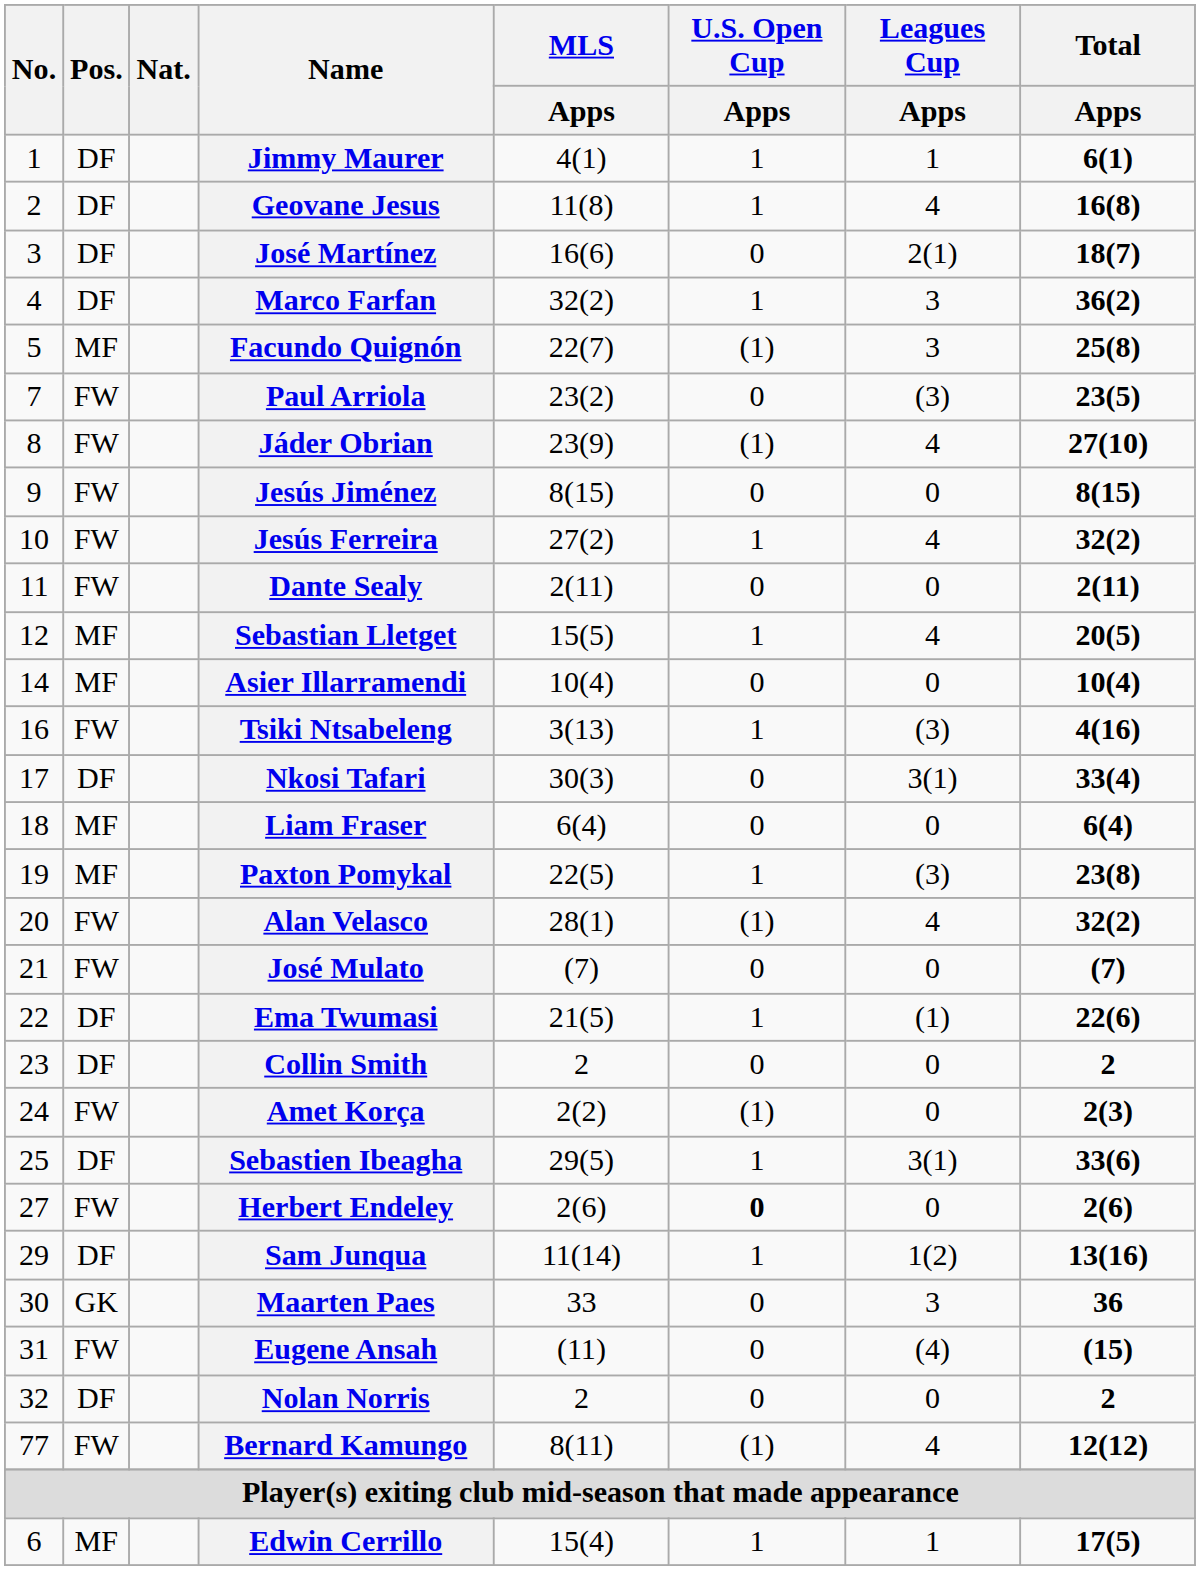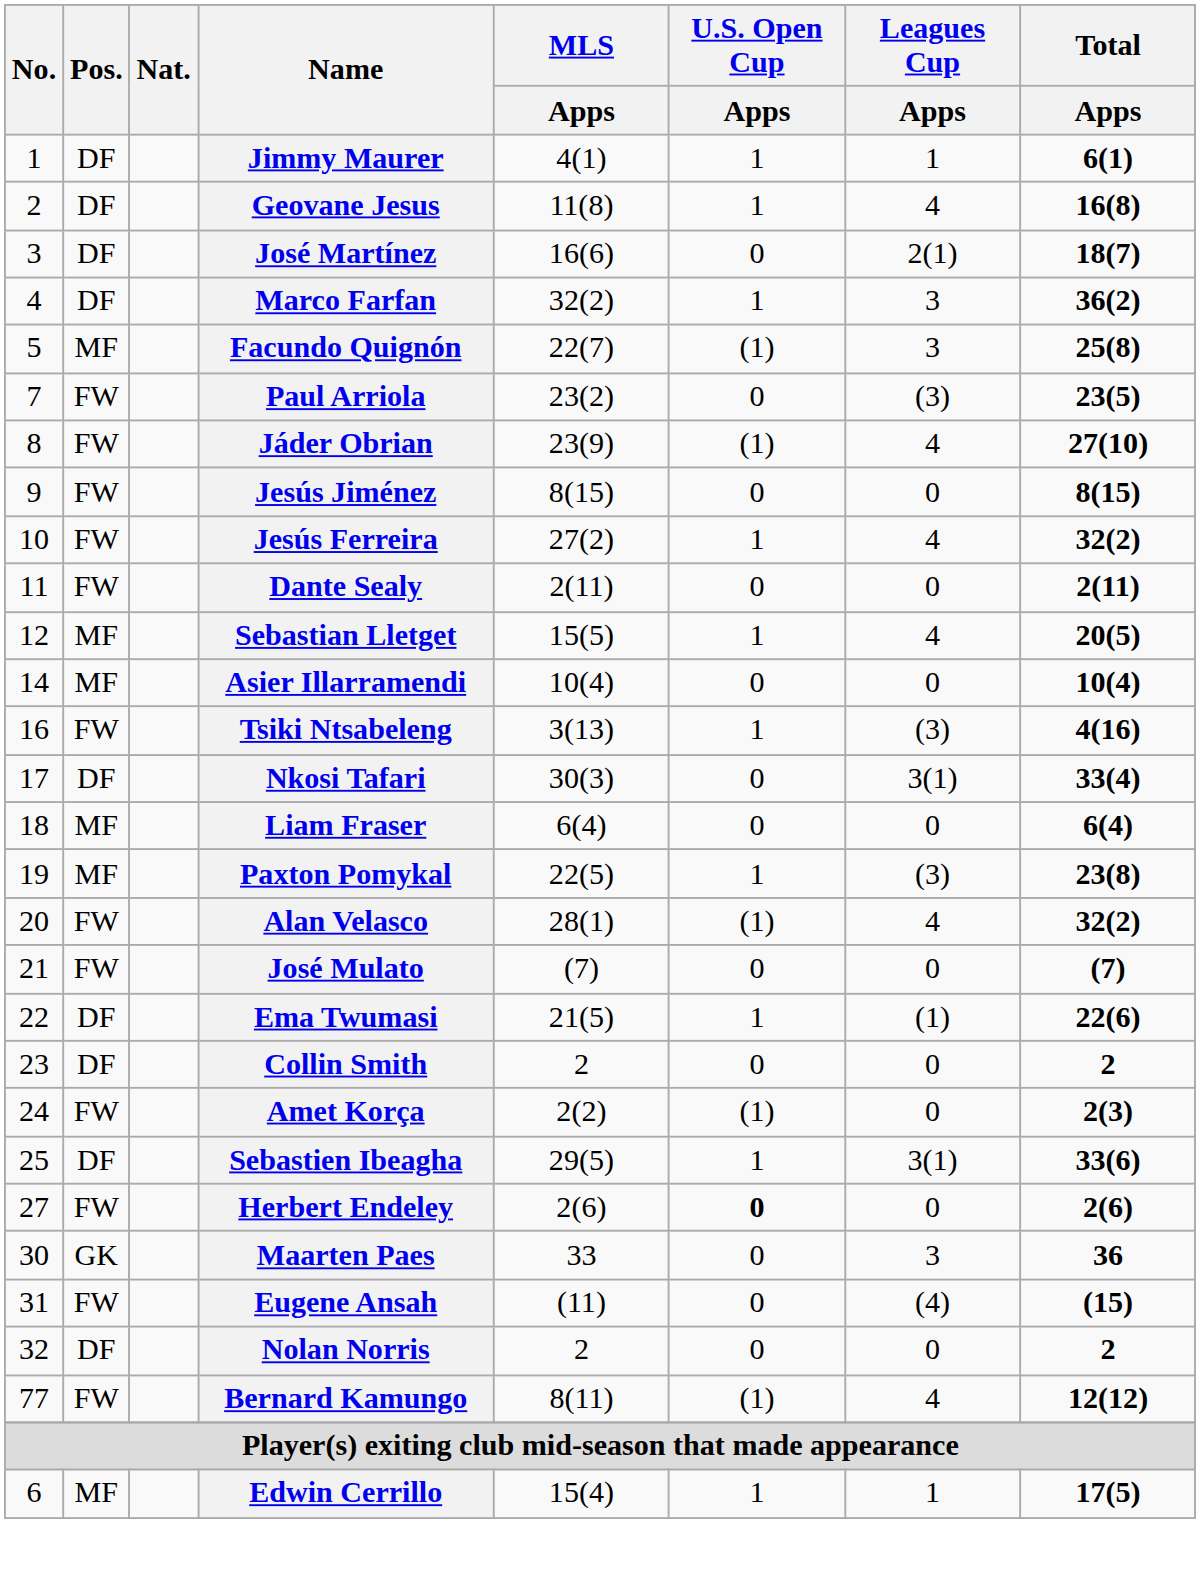- row: (346, 1254)
